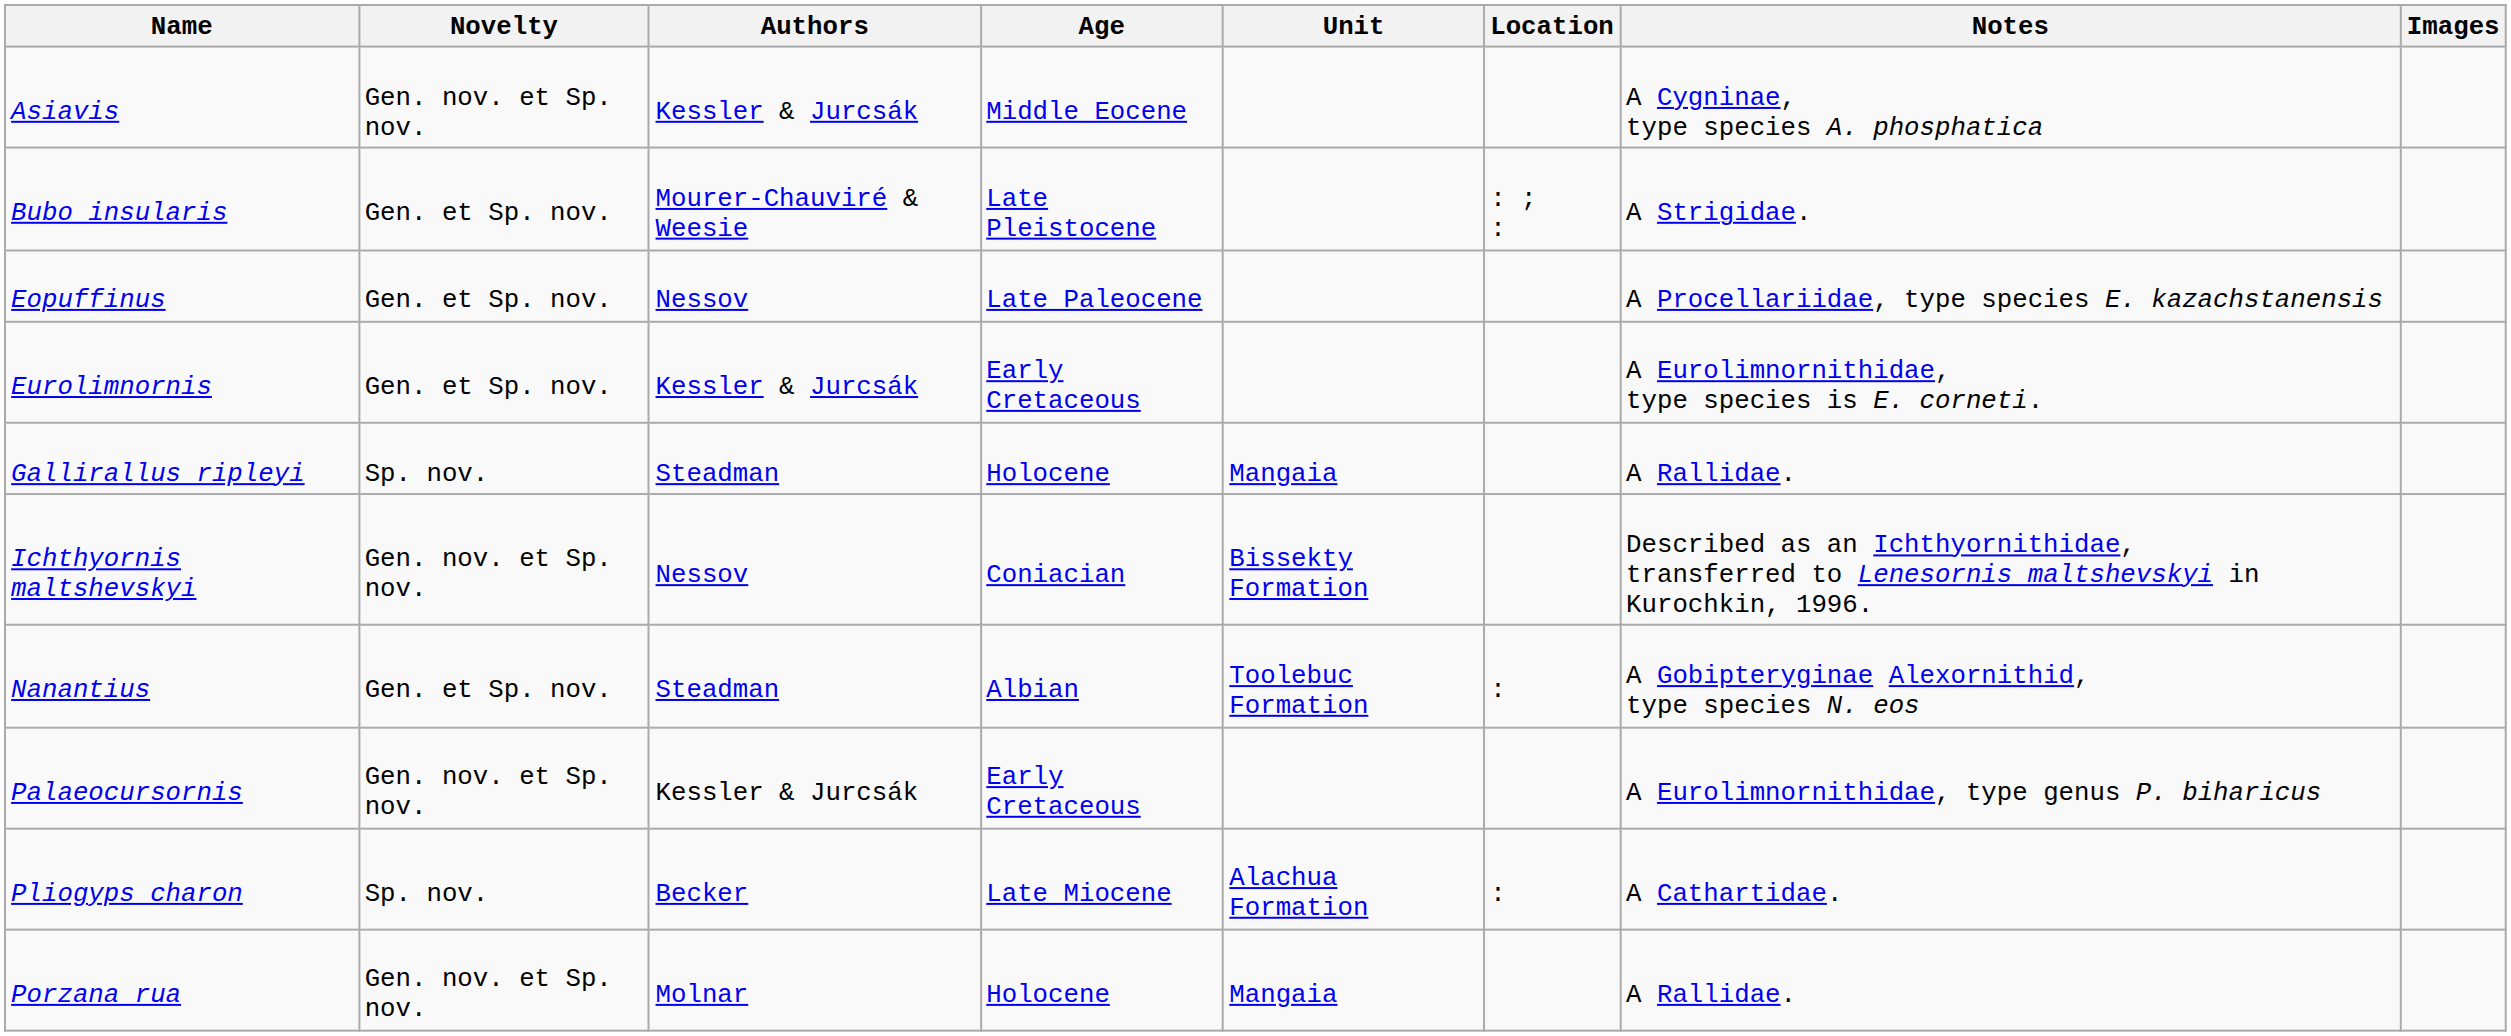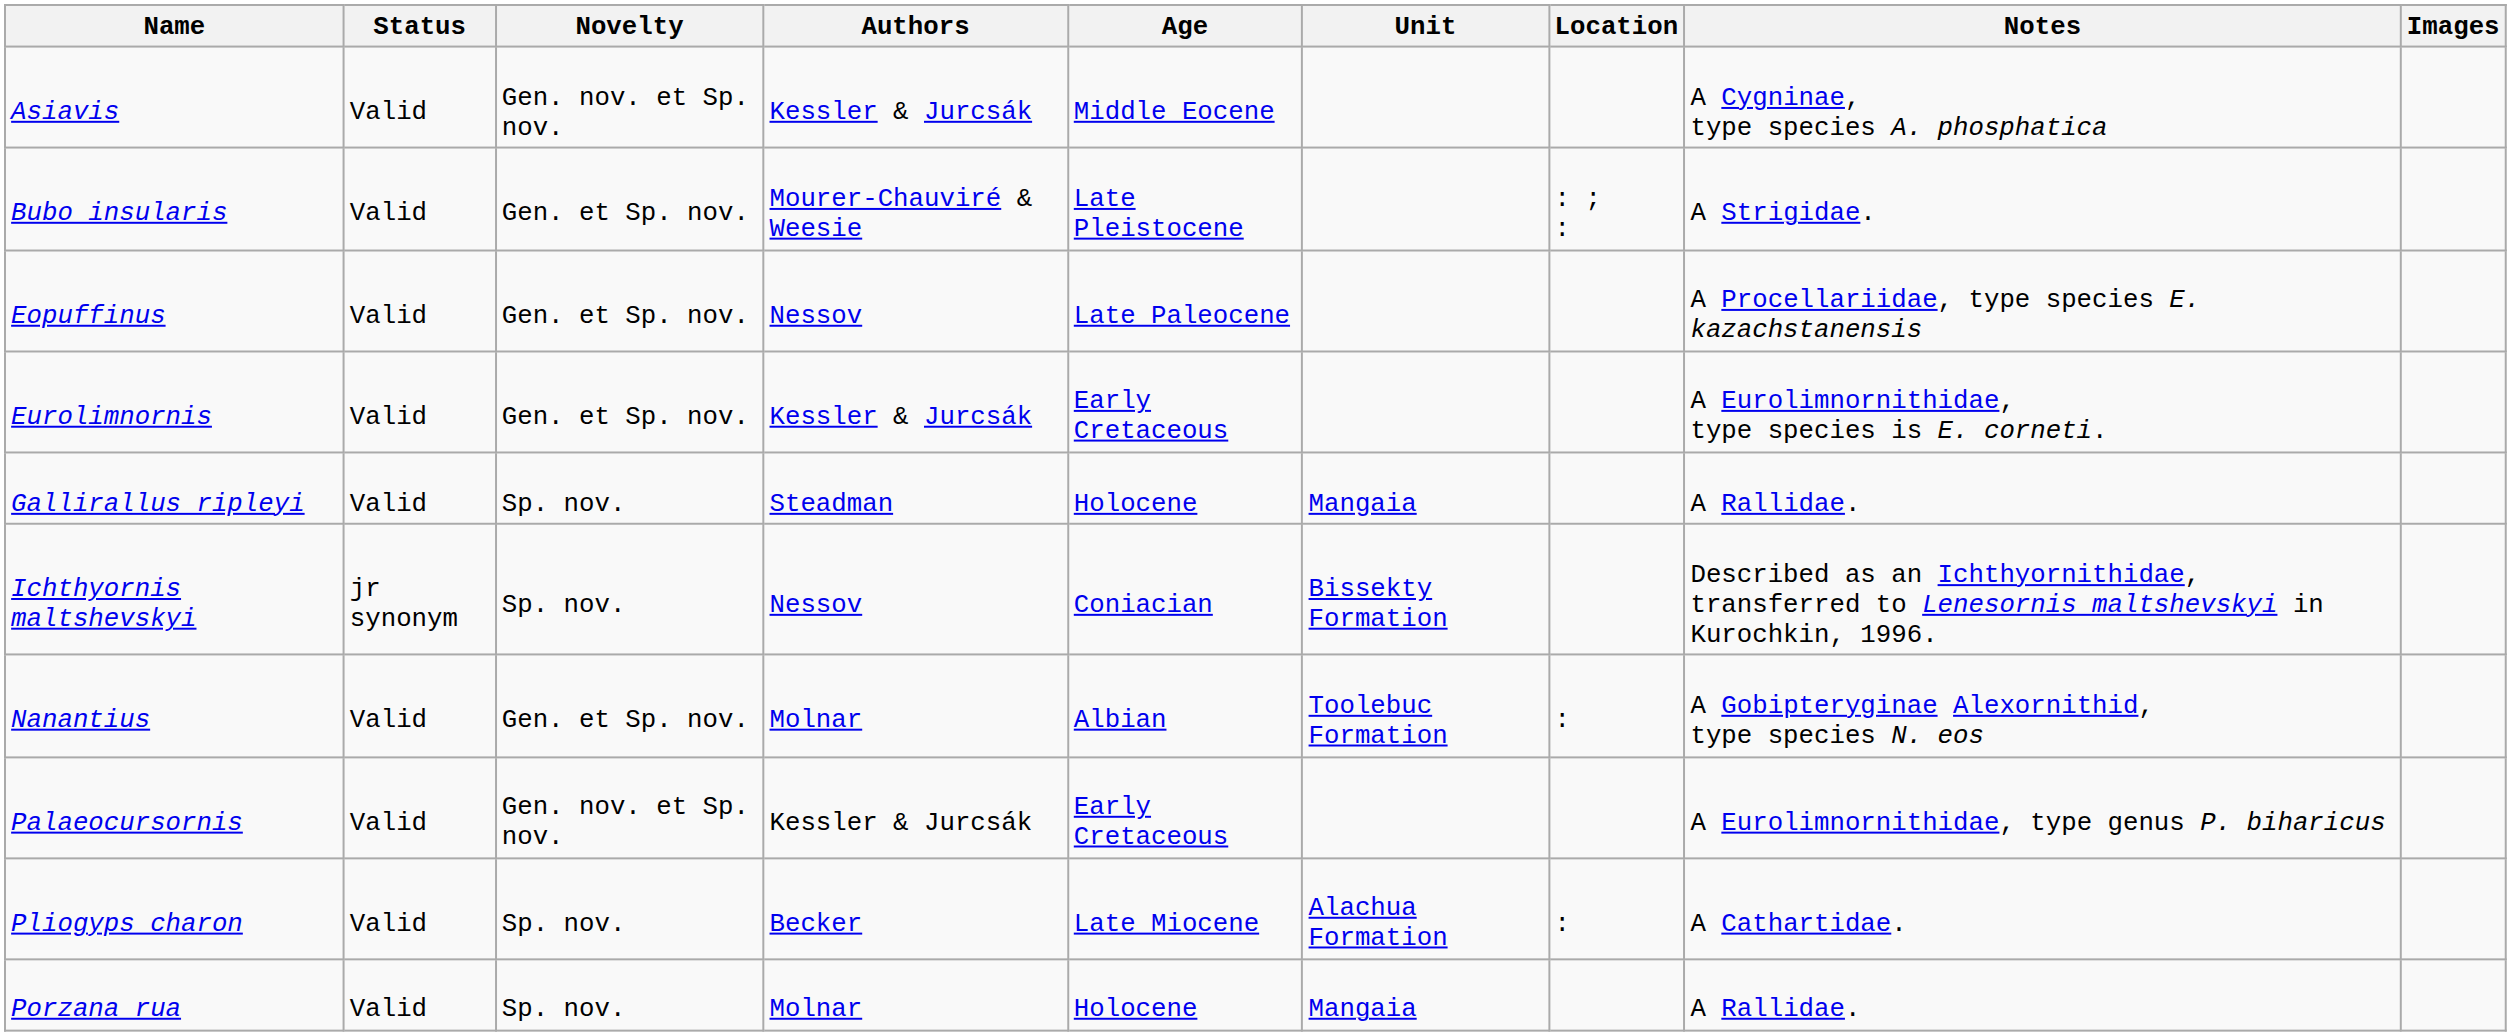+ column: (420, 26)
(488, 575) Gen. nov. et Sp. nov. -> (564, 604) Sp. nov.
(717, 691) Steadman -> (816, 721) Molnar
(488, 995) Gen. nov. et Sp. nov. -> (564, 1010) Sp. nov.
